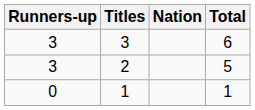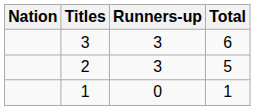columns swapped: (177, 17) <-> (53, 17)
